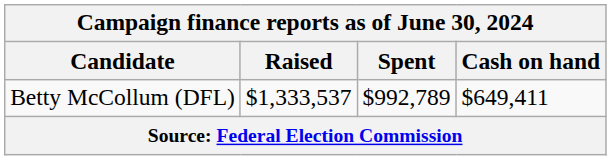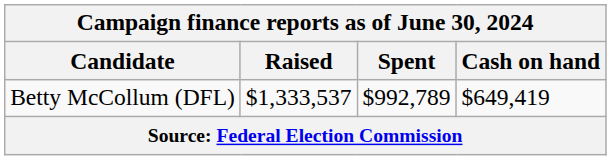(505, 97) $649,411 -> (506, 97) $649,419
